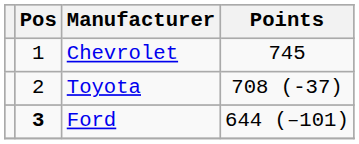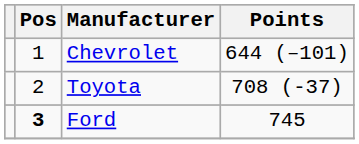(287, 55) 745 -> (287, 55) 644 (–101)
(287, 122) 644 (–101) -> (287, 122) 745
